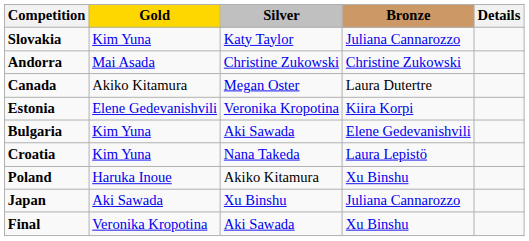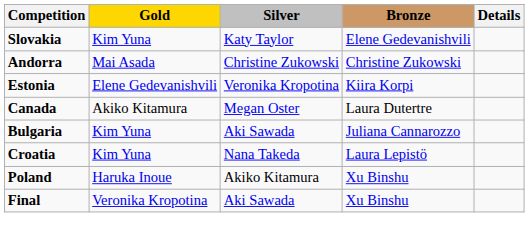(403, 39) Juliana Cannarozzo -> (408, 39) Elene Gedevanishvili
rows swapped: (31, 108) <-> (32, 85)
(408, 131) Elene Gedevanishvili -> (403, 131) Juliana Cannarozzo
- row: (27, 200)
